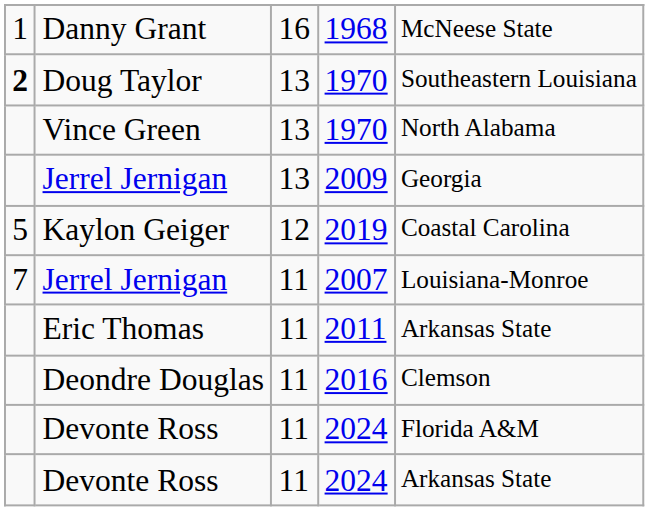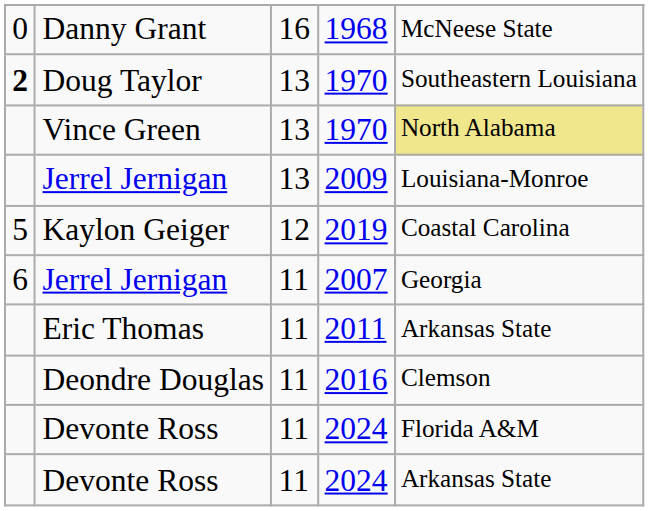(20, 29) 1 -> (20, 29) 0
(478, 129) no background -> (478, 129) khaki background
(441, 179) Georgia -> (495, 179) Louisiana-Monroe
(20, 279) 7 -> (20, 279) 6
(495, 279) Louisiana-Monroe -> (441, 279) Georgia
